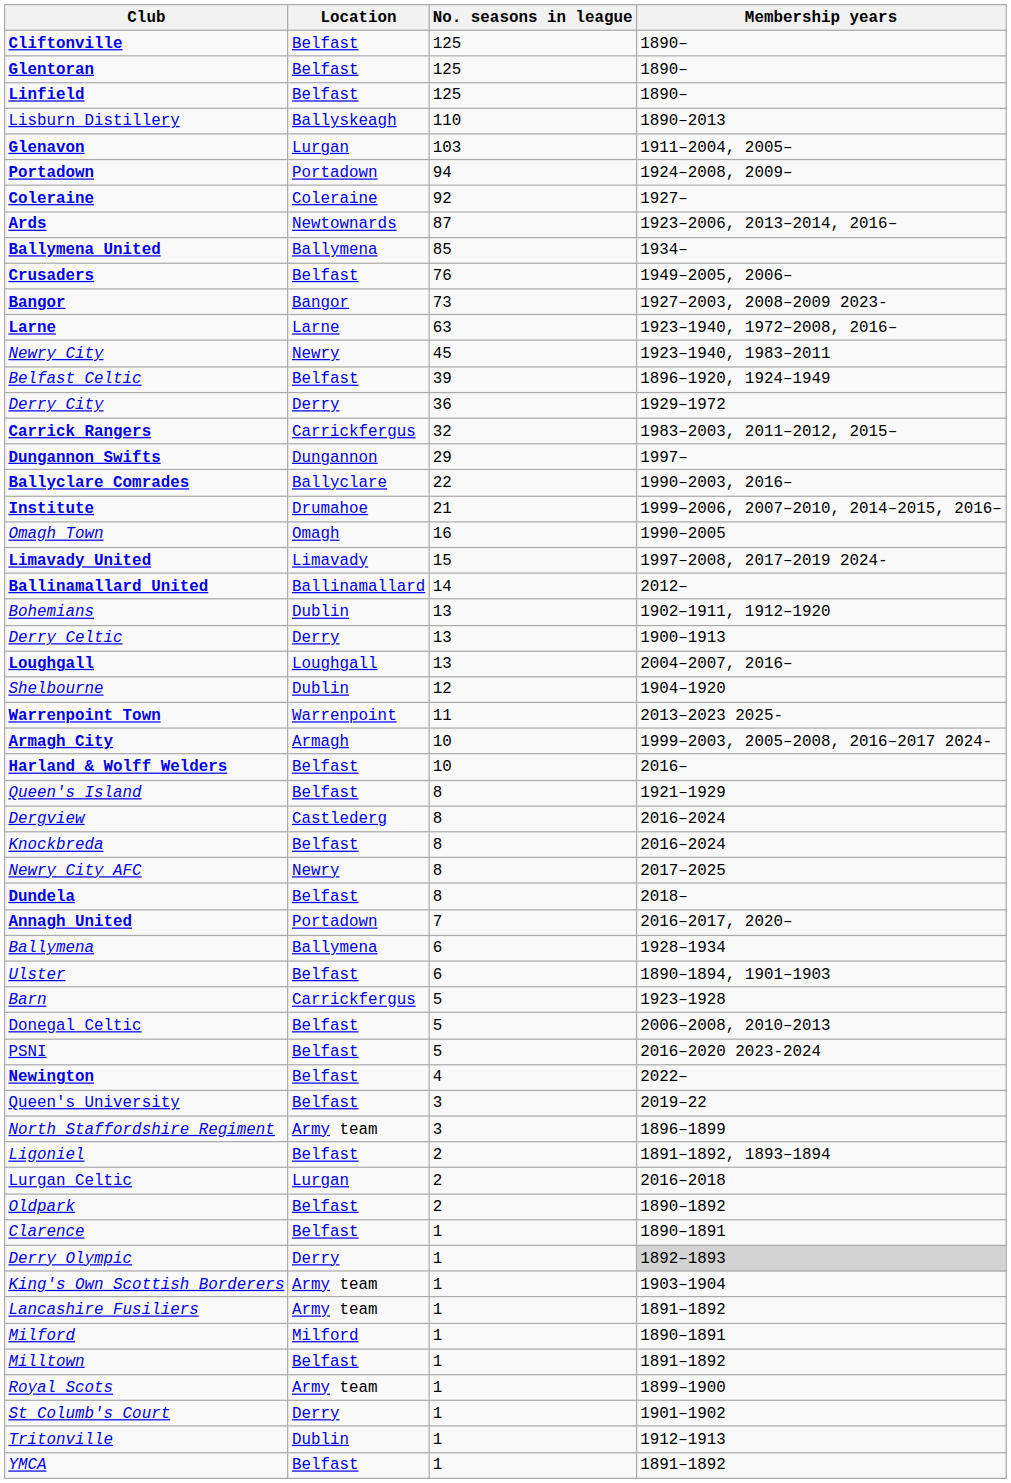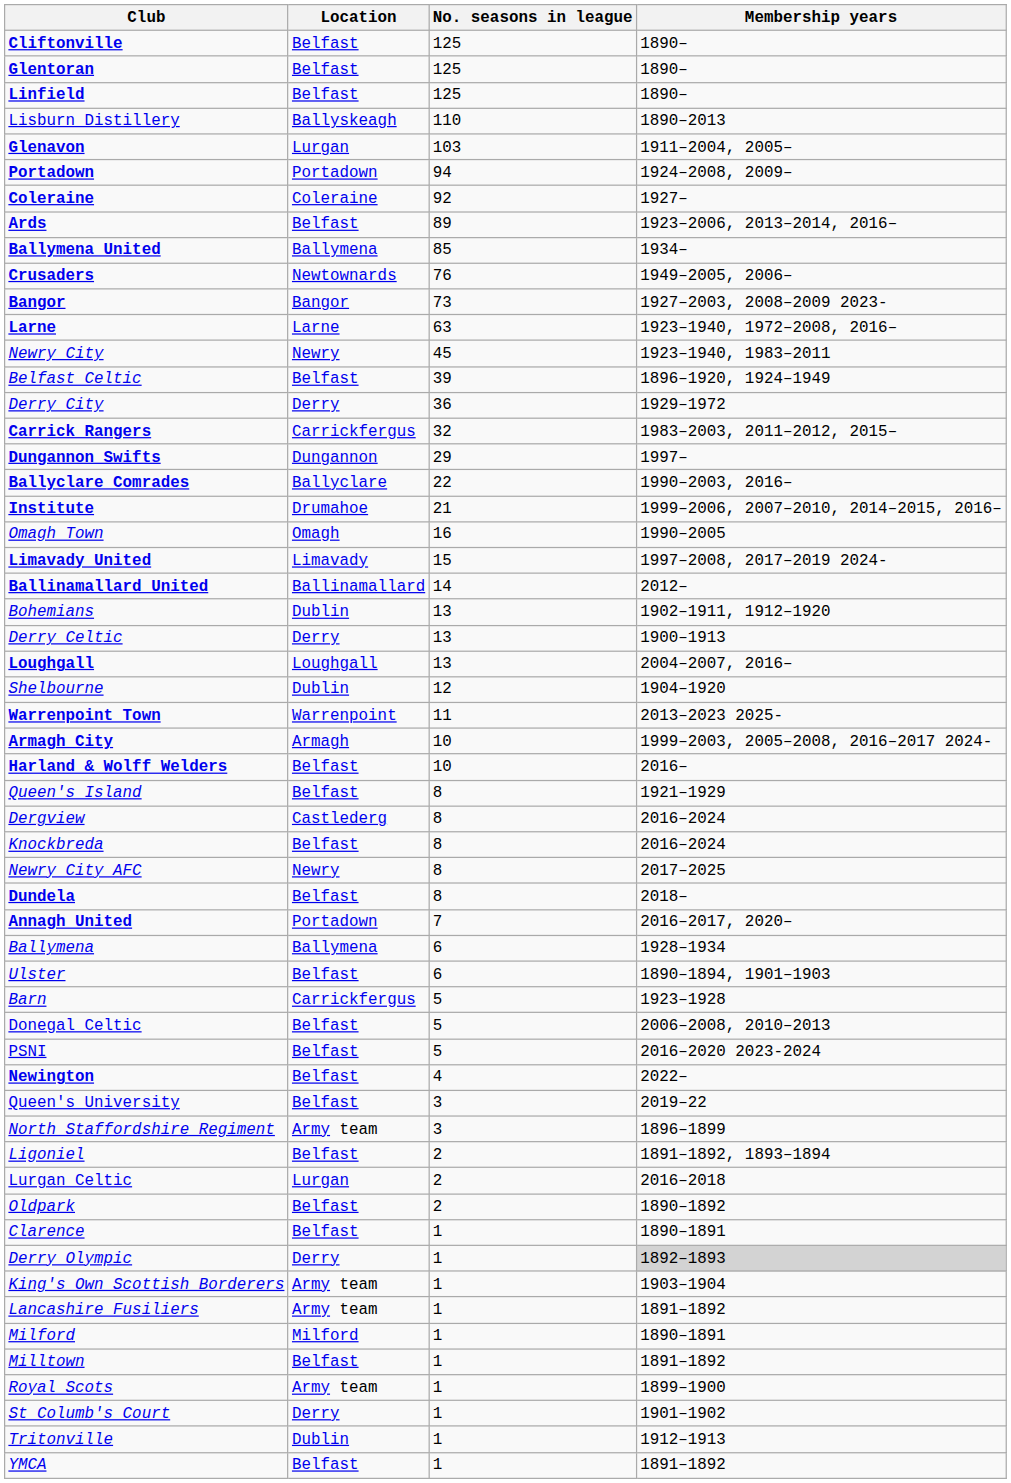(344, 224) Newtownards -> (325, 224) Belfast
(442, 224) 87 -> (442, 224) 89
(325, 276) Belfast -> (344, 276) Newtownards
